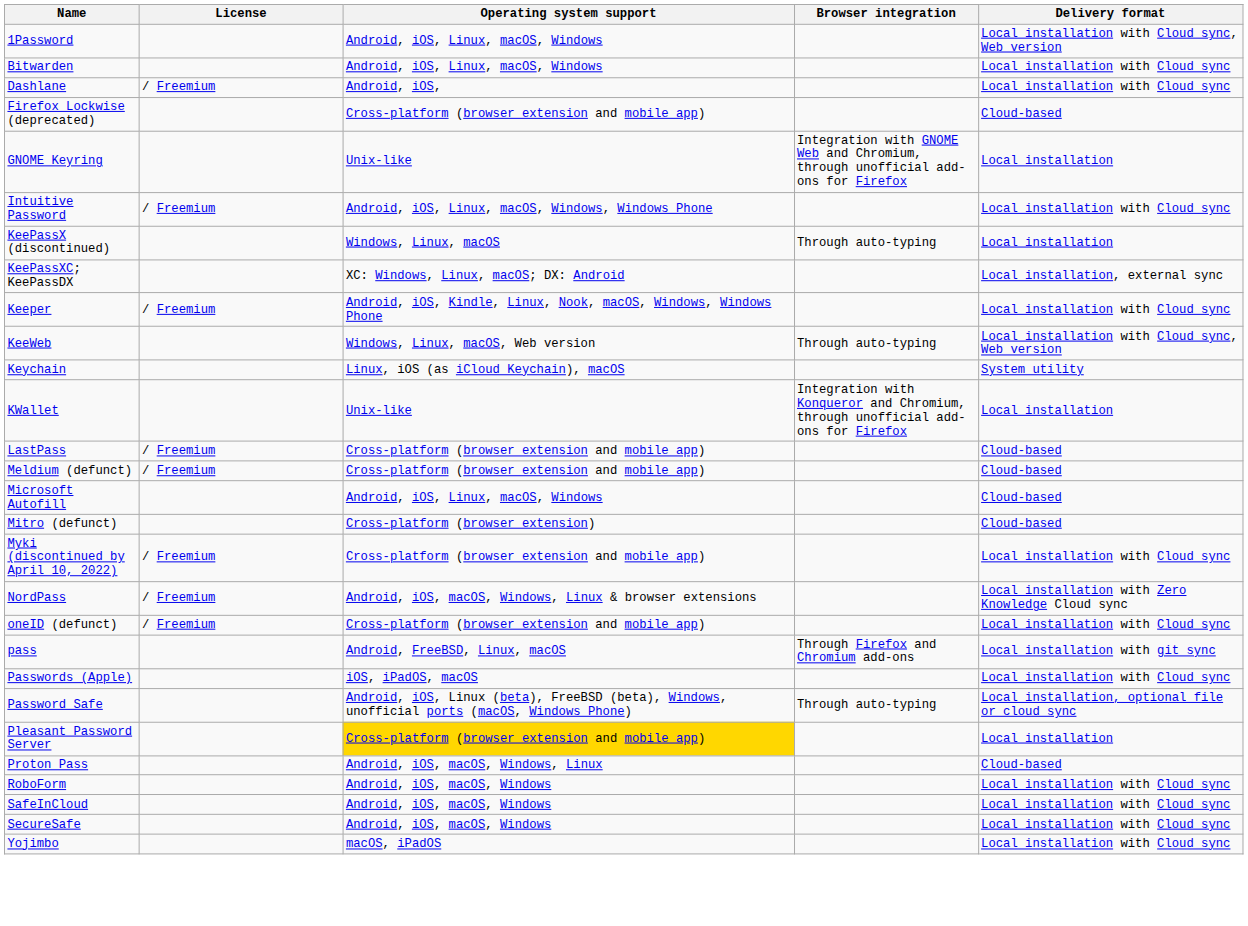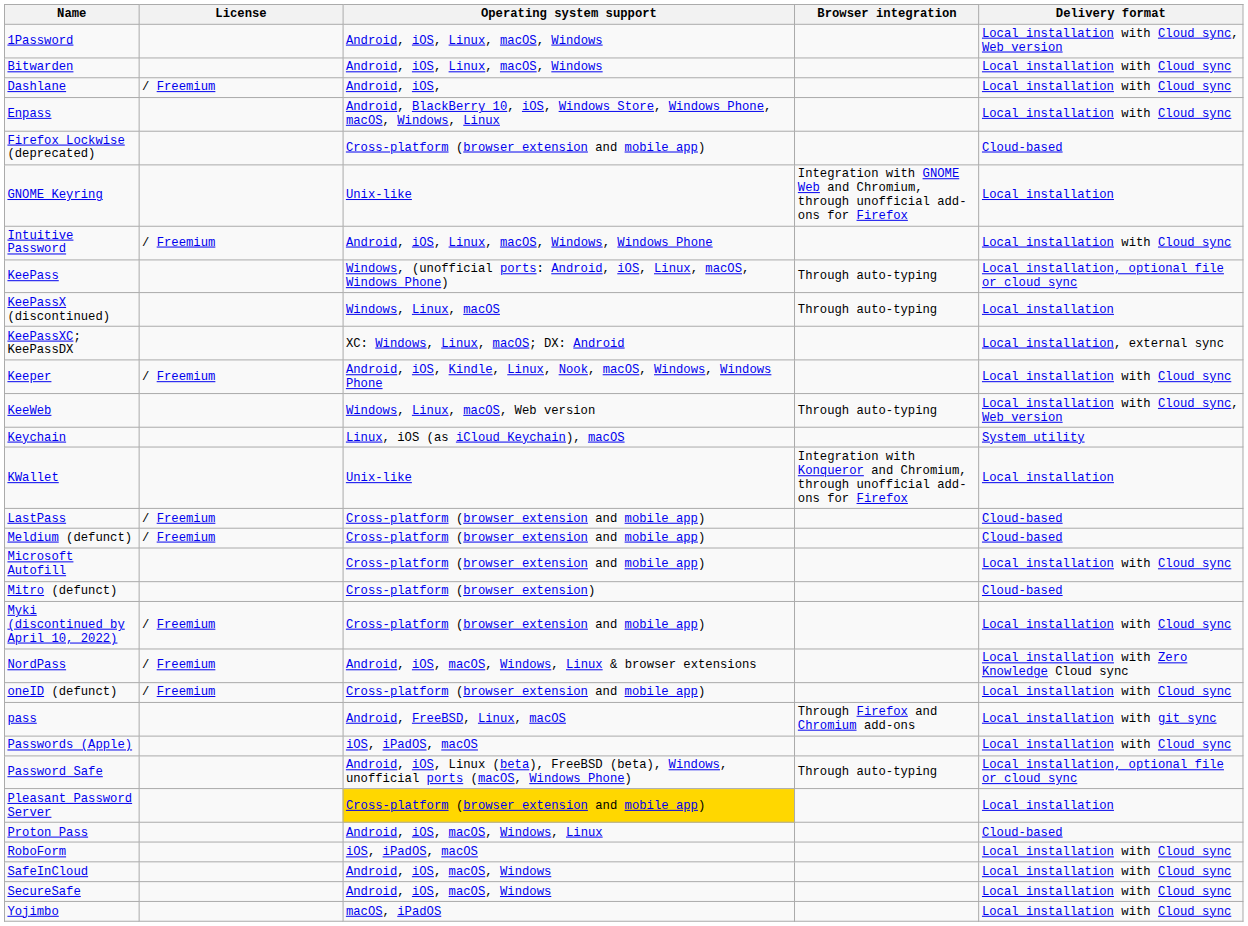+ row: (29, 114)
+ row: (33, 277)
(474, 498) Android, iOS, Linux, macOS, Windows -> (526, 565) Cross-platform (browser extension and mobile app)
(1021, 498) Cloud-based -> (1107, 565) Local installation with Cloud sync
(449, 785) Android, iOS, macOS, Windows -> (412, 853) iOS, iPadOS, macOS
